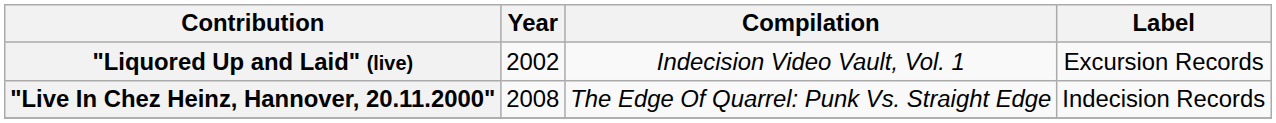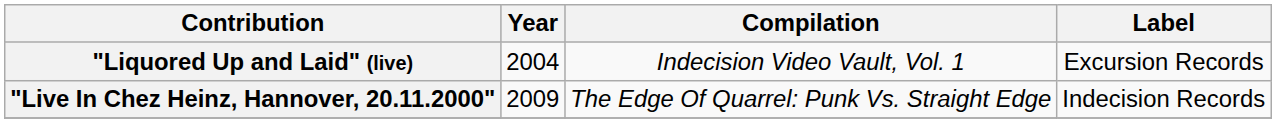(533, 61) 2002 -> (533, 61) 2004
(533, 99) 2008 -> (533, 99) 2009
